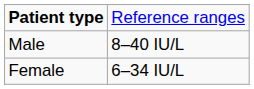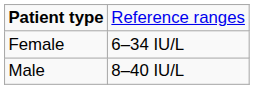rows swapped: (27, 44) <-> (36, 71)
